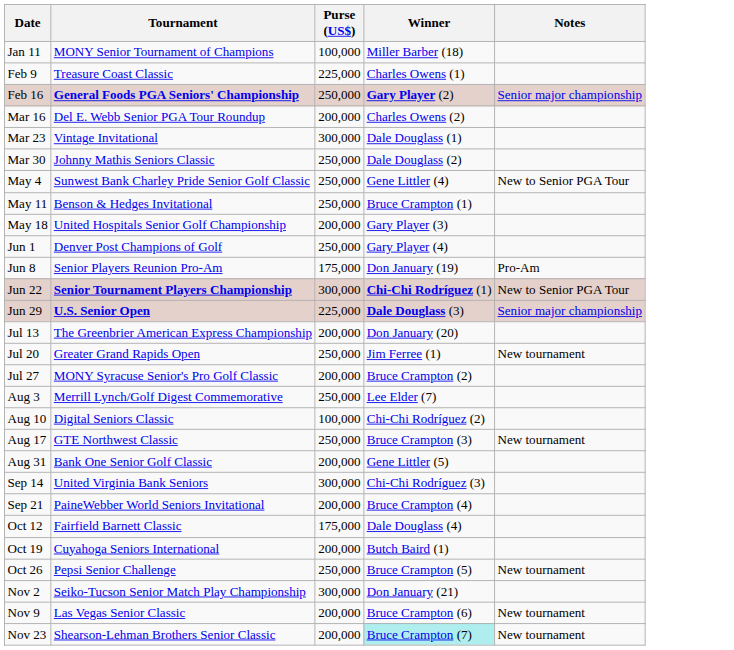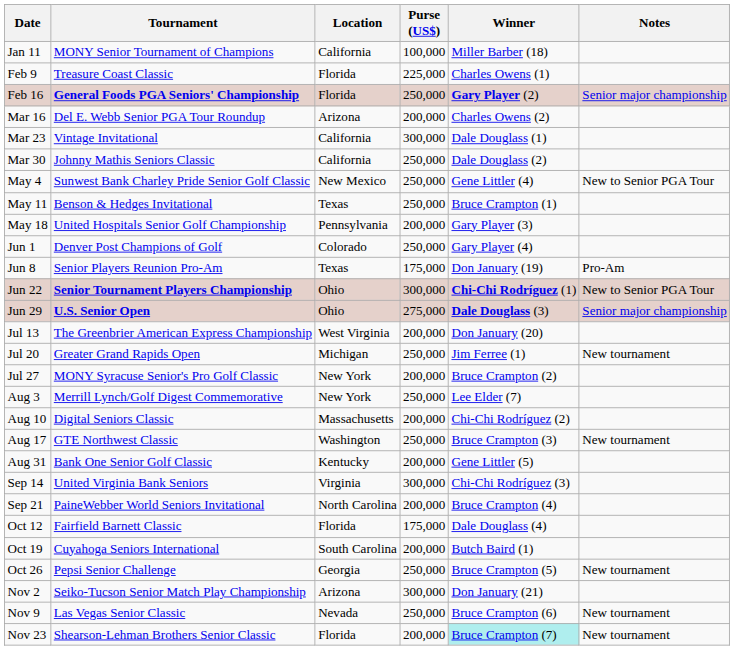+ column: (358, 23)
(339, 311) 225,000 -> (424, 311) 275,000
(339, 418) 100,000 -> (424, 418) 200,000
(339, 612) 200,000 -> (424, 612) 250,000
